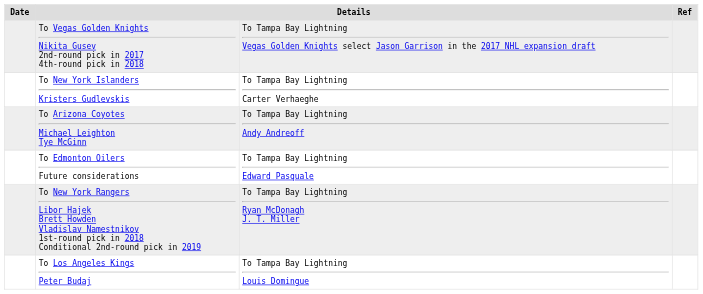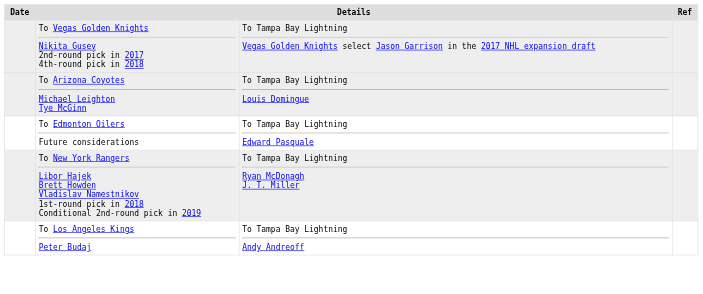- row: (137, 90)
(456, 124) To Tampa Bay Lightning Andy Andreoff -> (456, 90) To Tampa Bay Lightning Louis Domingue
(456, 272) To Tampa Bay Lightning Louis Domingue -> (456, 238) To Tampa Bay Lightning Andy Andreoff
